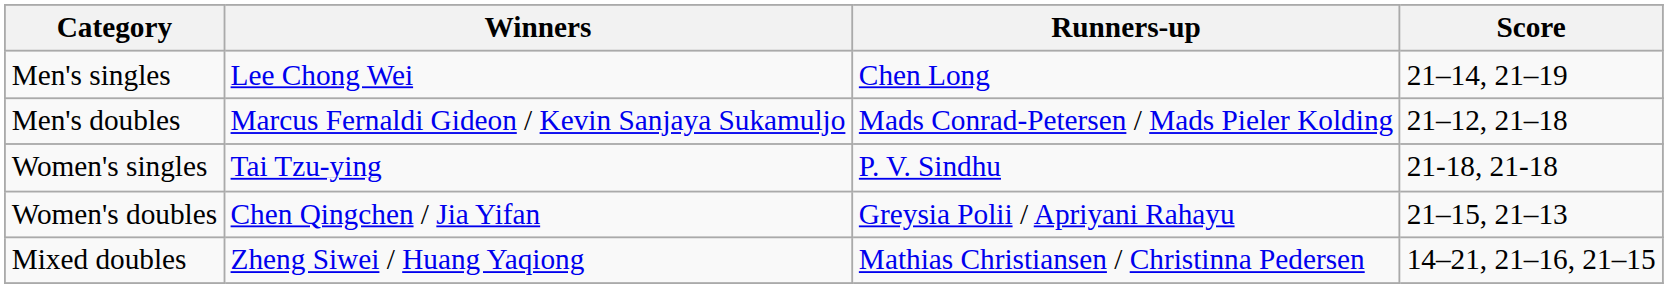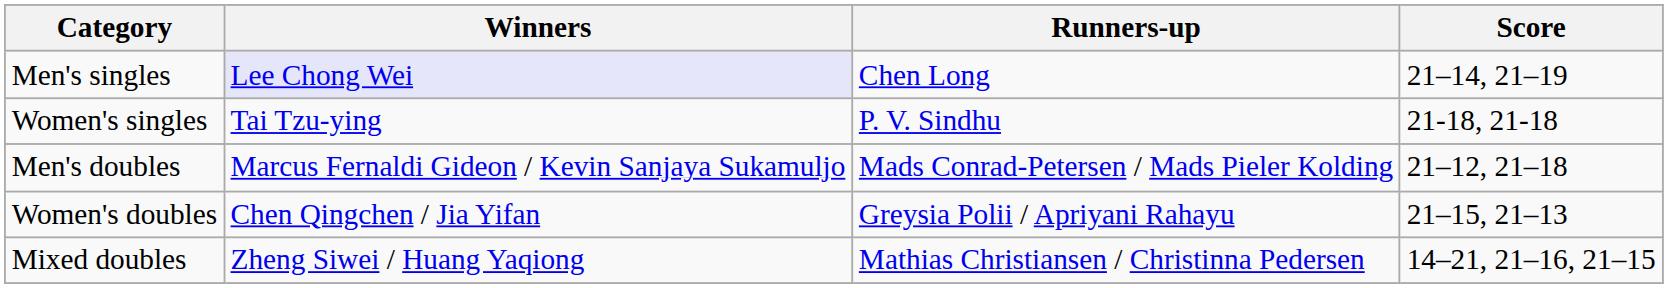(322, 74) no background -> (322, 74) lavender background
rows swapped: (109, 167) <-> (96, 120)
